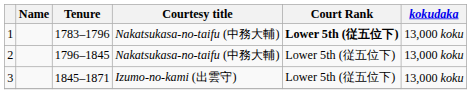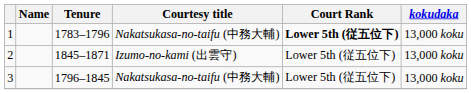(82, 56) 1796–1845 -> (82, 56) 1845–1871
(197, 55) Nakatsukasa-no-taifu (中務大輔) -> (176, 55) Izumo-no-kami (出雲守)
(82, 77) 1845–1871 -> (82, 77) 1796–1845
(176, 77) Izumo-no-kami (出雲守) -> (197, 77) Nakatsukasa-no-taifu (中務大輔)
